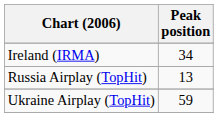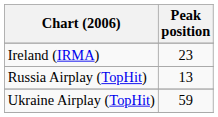(186, 54) 34 -> (186, 54) 23
